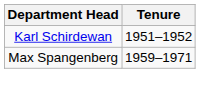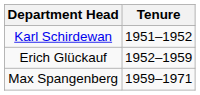+ row: (63, 57)
